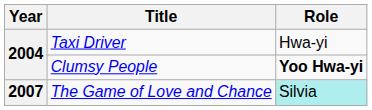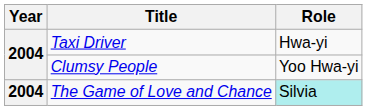(321, 67) bold -> (319, 67) normal
(26, 92) 2007 -> (26, 92) 2004
